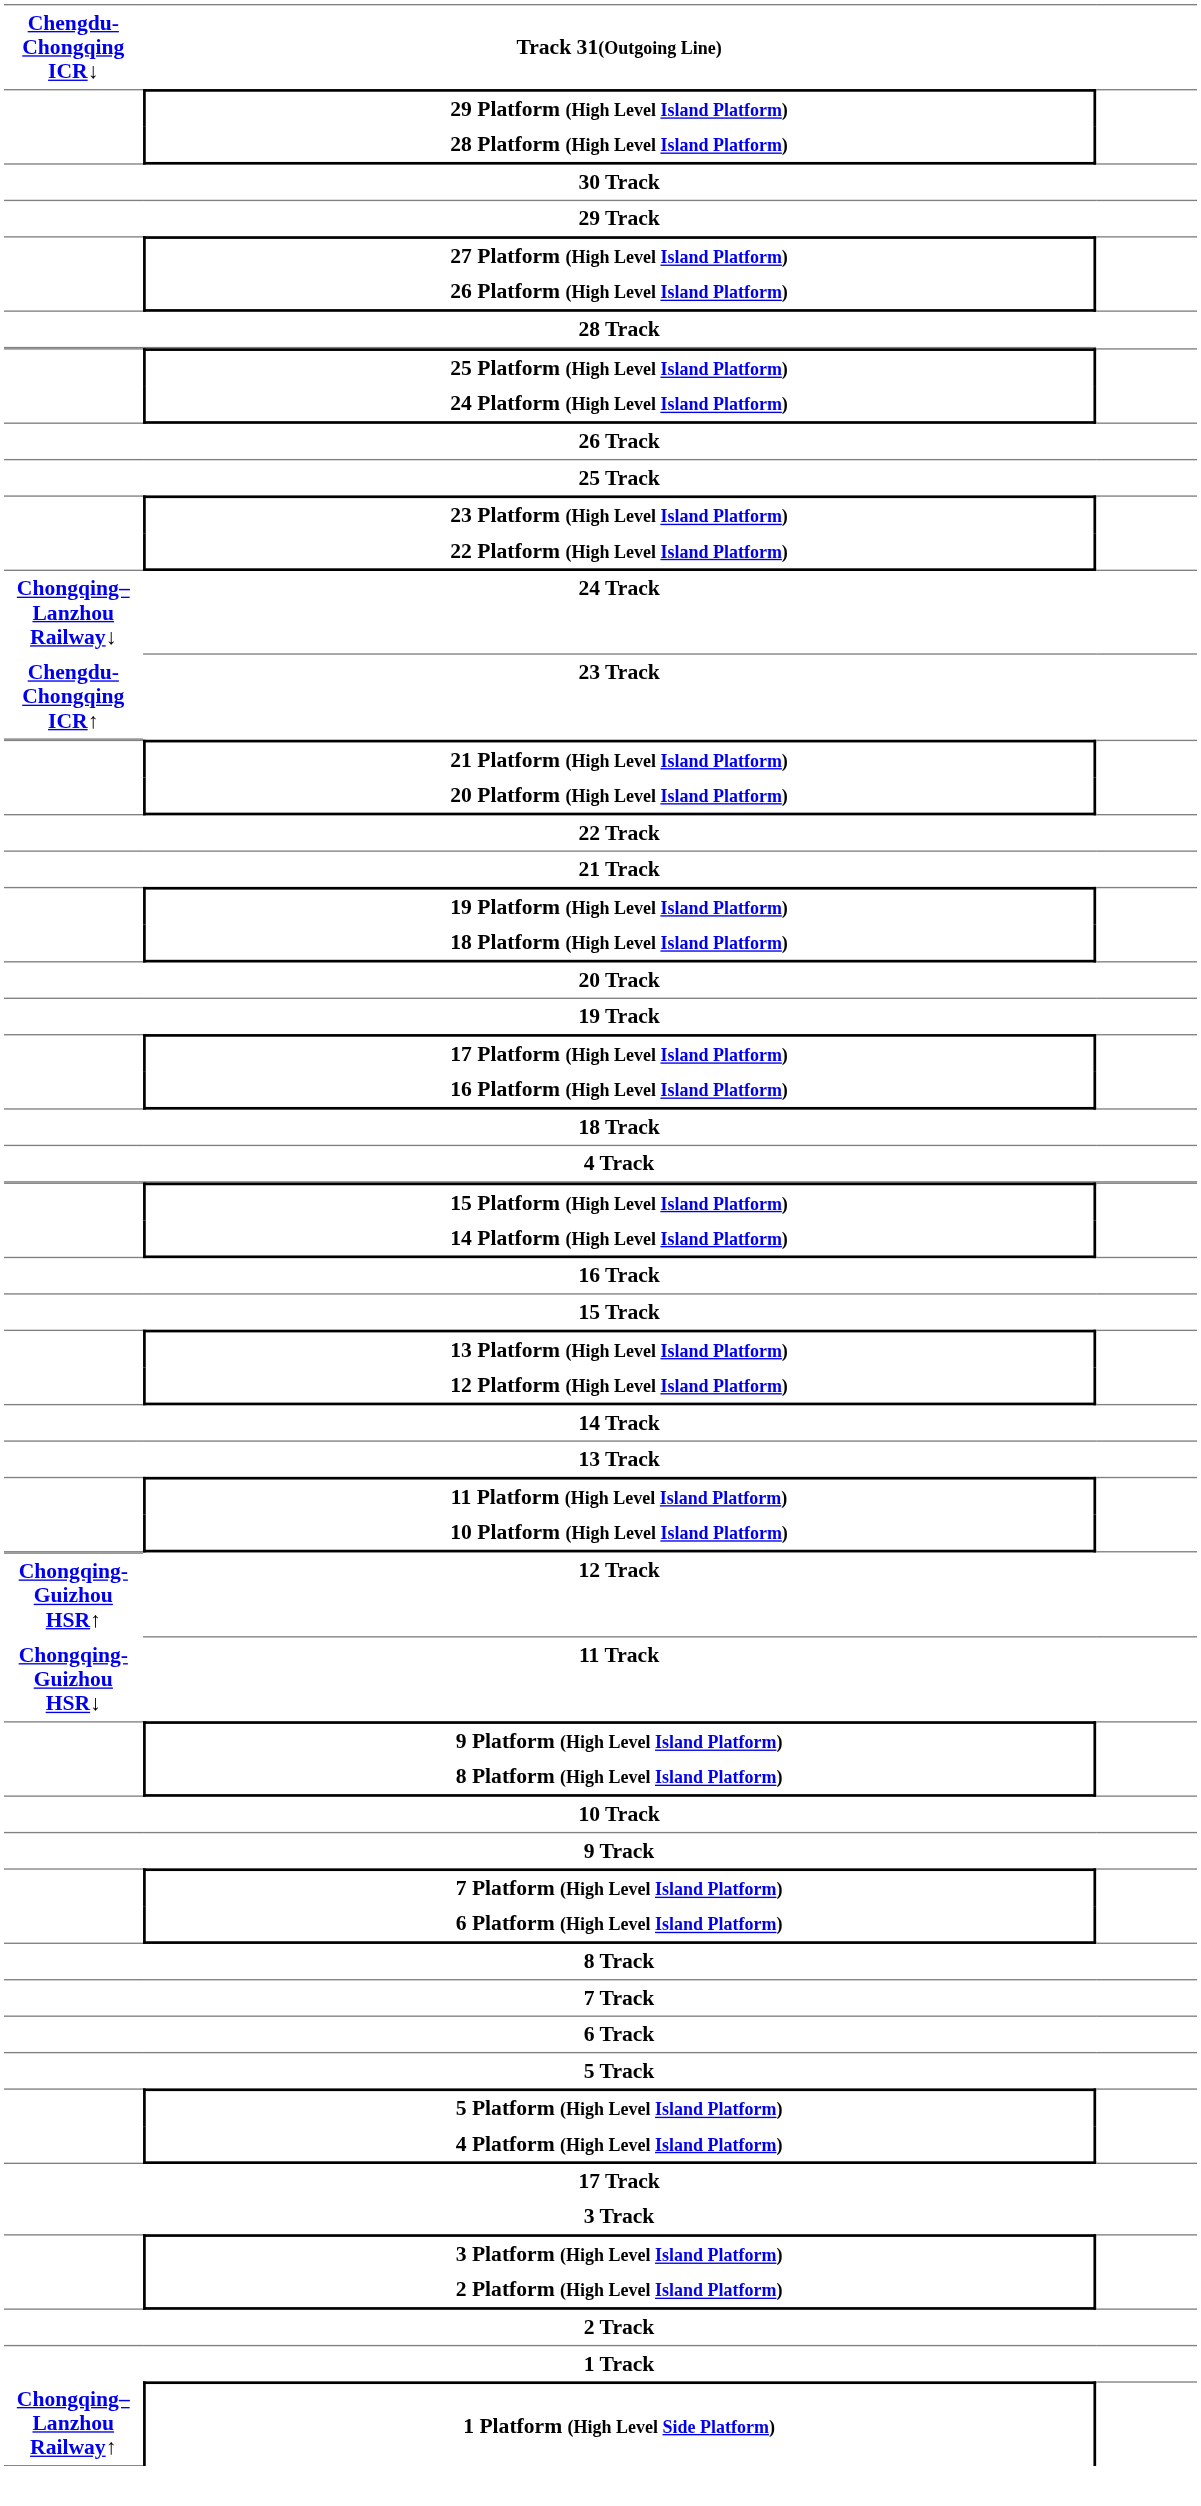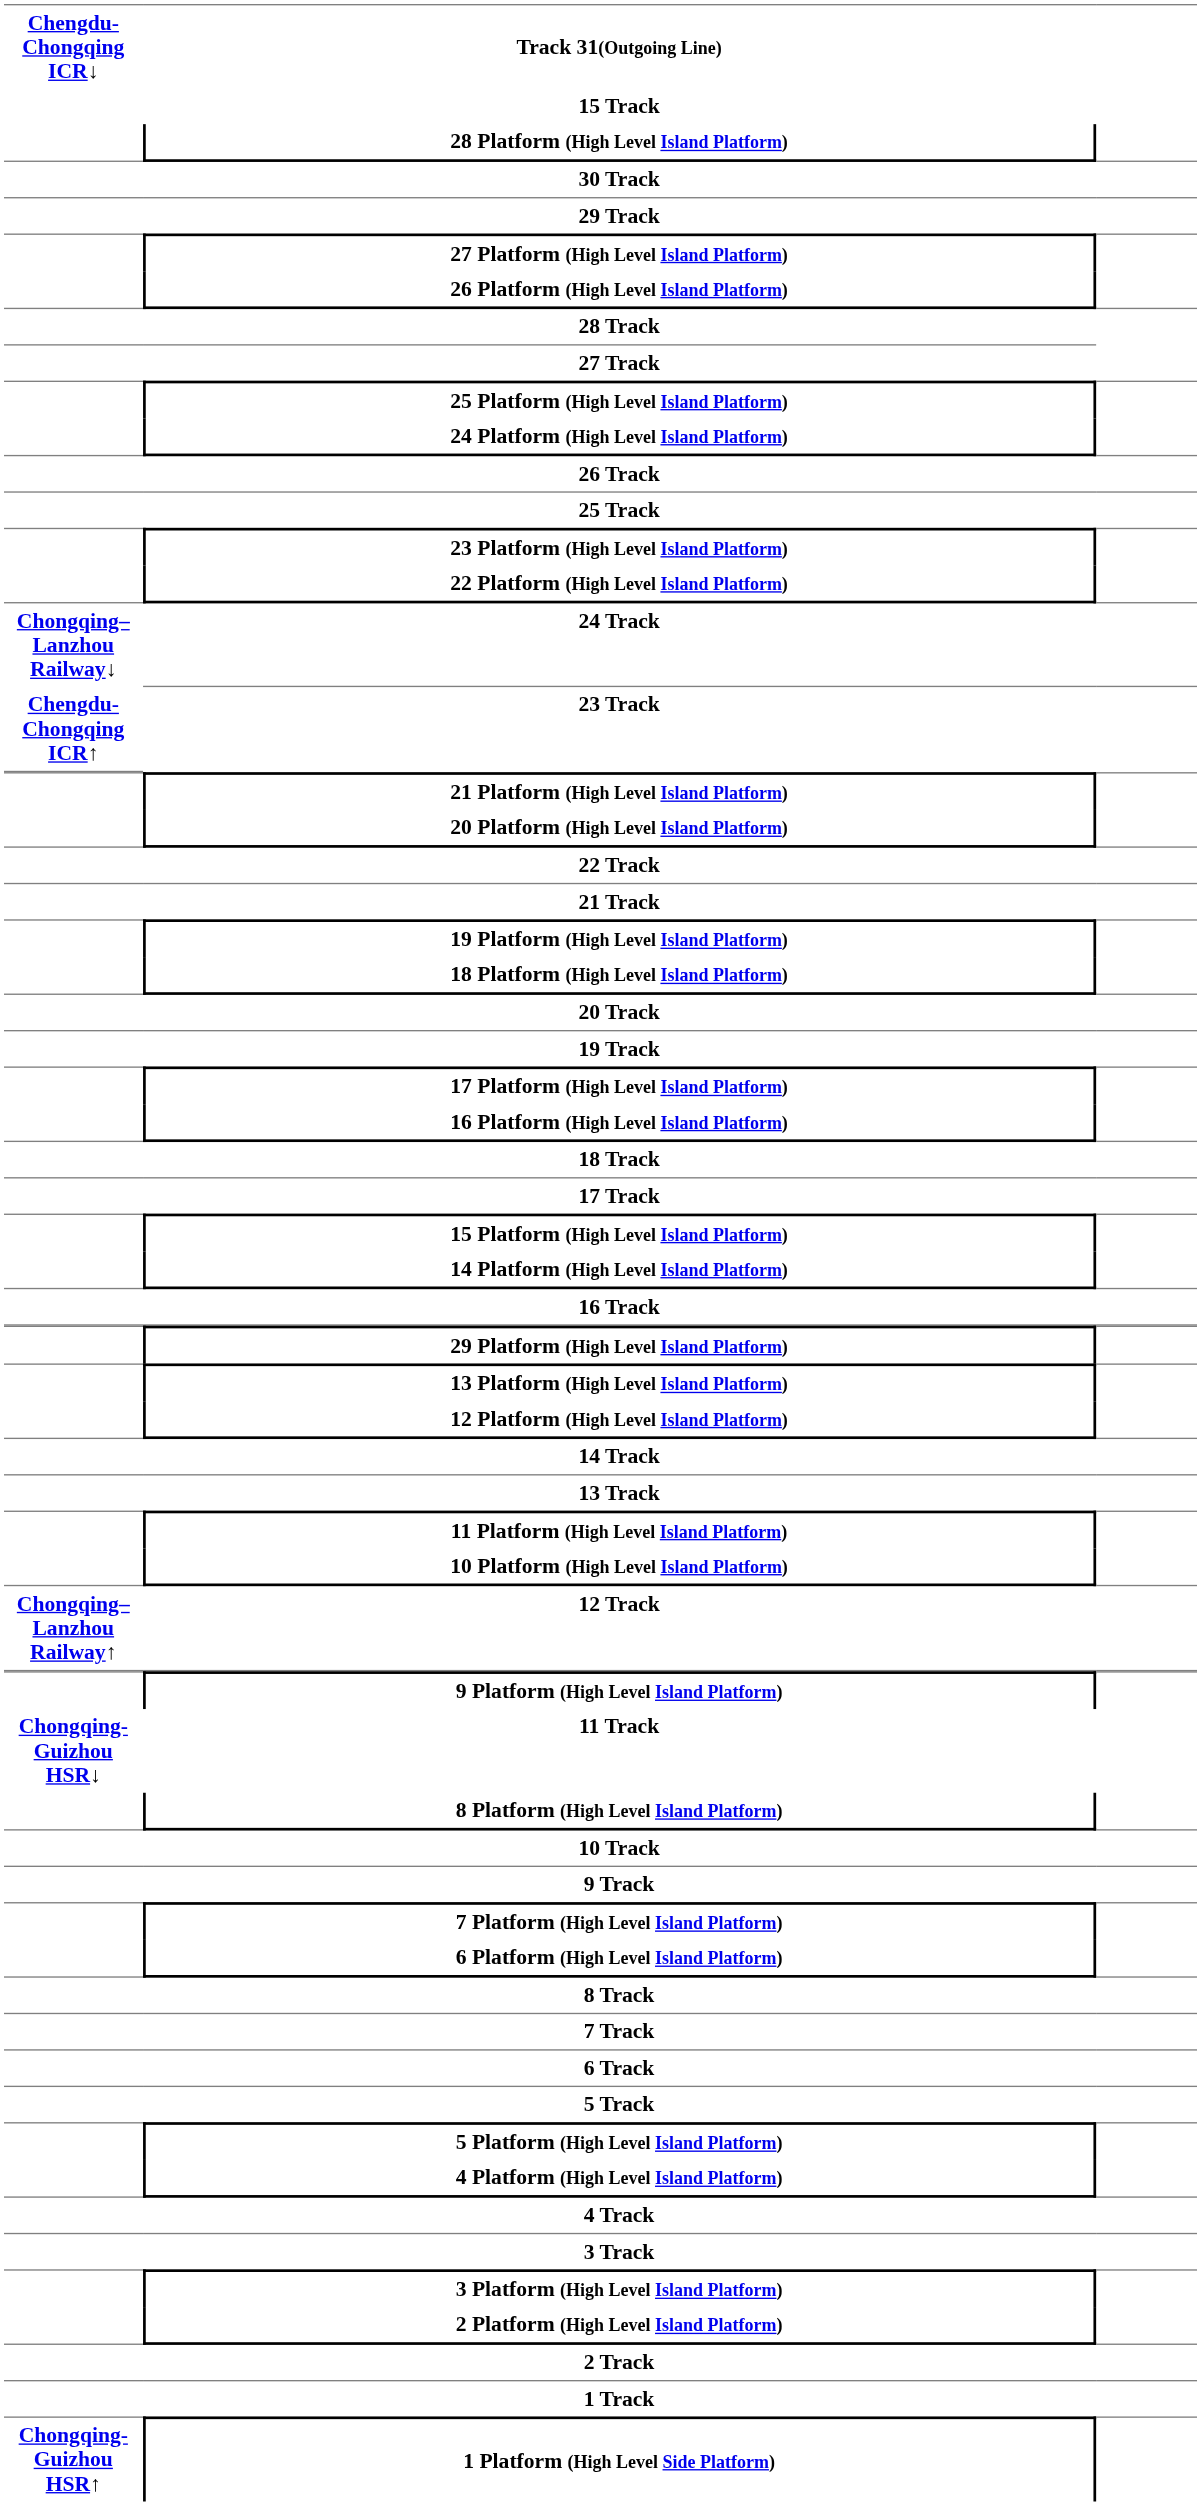rows swapped: (619, 109) <-> (619, 1311)
+ row: (619, 362)
rows swapped: (619, 2181) <-> (619, 1163)
(73, 1595) Chongqing-Guizhou HSR↑ -> (73, 1627) Chongqing–Lanzhou Railway↑
rows swapped: (619, 1654) <-> (619, 1741)
(73, 2423) Chongqing–Lanzhou Railway↑ -> (73, 2459) Chongqing-Guizhou HSR↑
